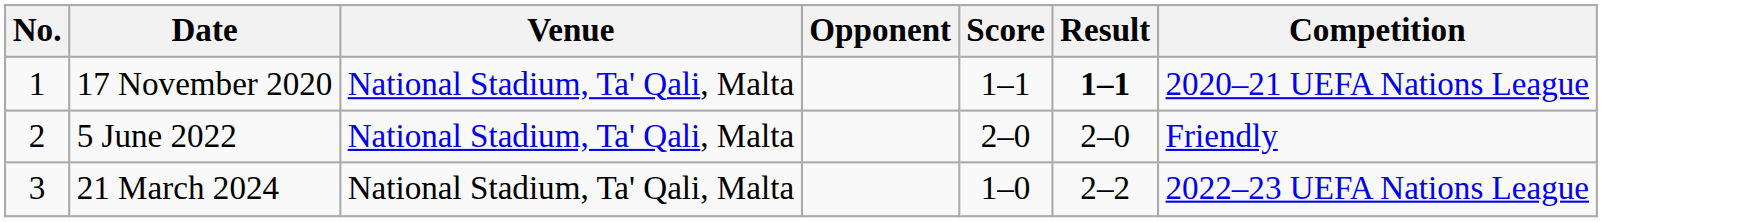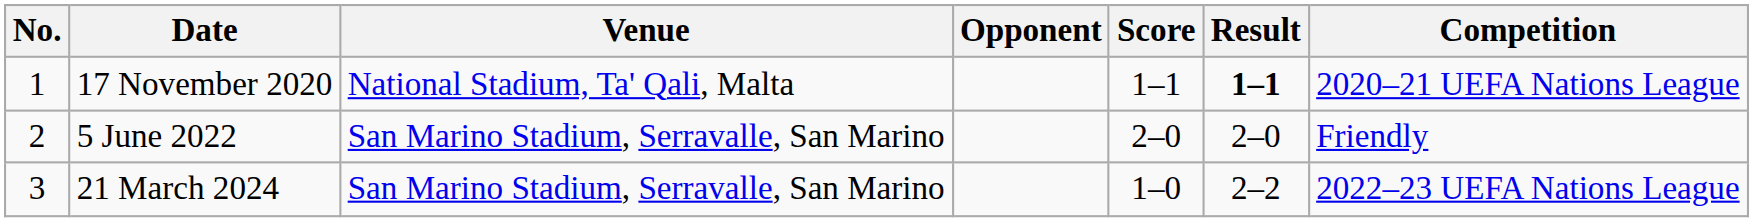(571, 135) National Stadium, Ta' Qali, Malta -> (646, 135) San Marino Stadium, Serravalle, San Marino
(571, 188) National Stadium, Ta' Qali, Malta -> (646, 188) San Marino Stadium, Serravalle, San Marino
